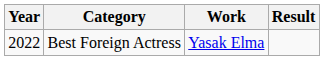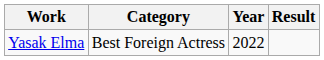columns swapped: (24, 17) <-> (226, 17)
